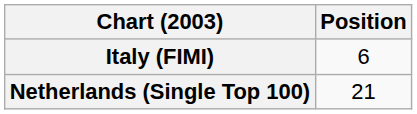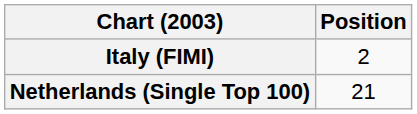(363, 56) 6 -> (363, 56) 2
